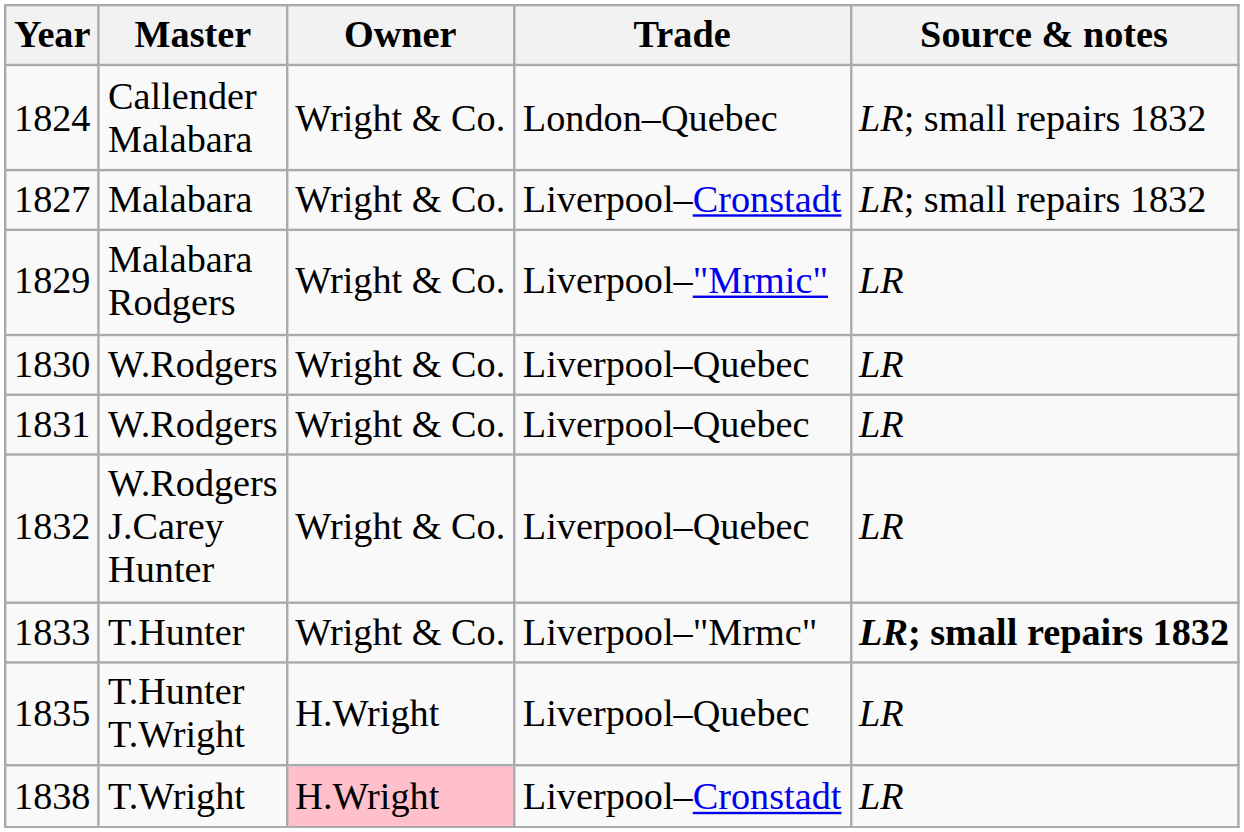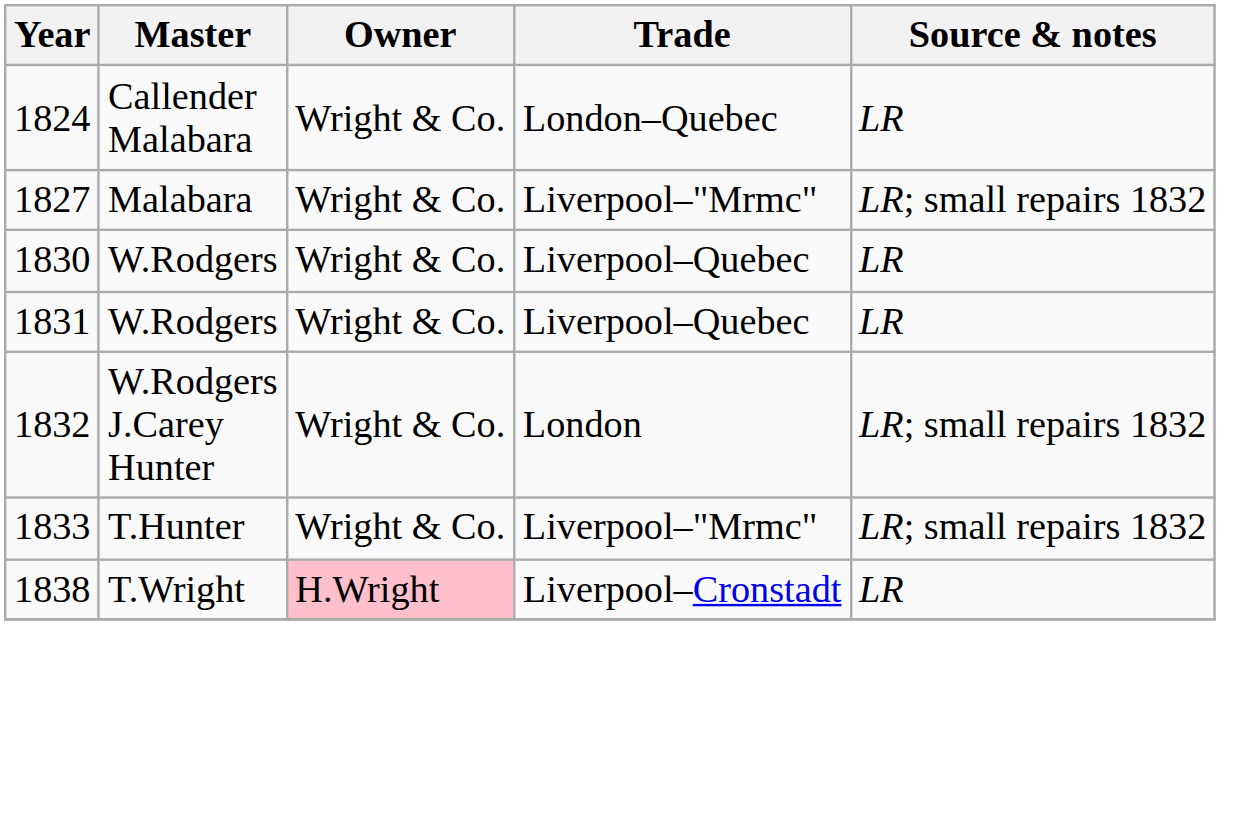(1033, 116) LR; small repairs 1832 -> (881, 116) LR
(682, 199) Liverpool–Cronstadt -> (670, 199) Liverpool–"Mrmc"
- row: (52, 281)
(666, 527) Liverpool–Quebec -> (582, 424) London
(881, 527) LR -> (1033, 424) LR; small repairs 1832
(1044, 631) bold -> (1033, 527) normal
- row: (52, 713)
